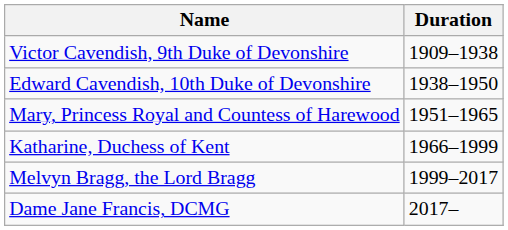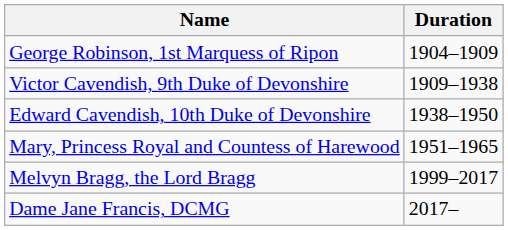+ row: (174, 51)
- row: (119, 146)
